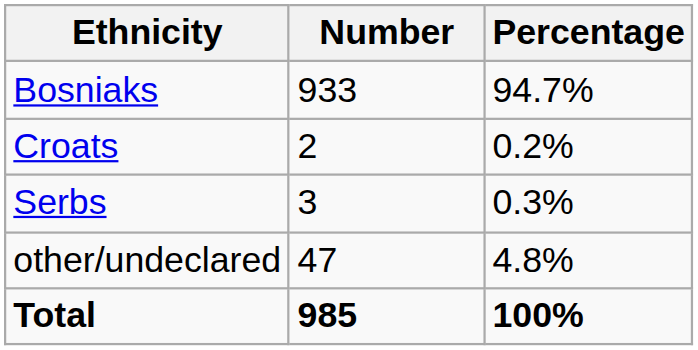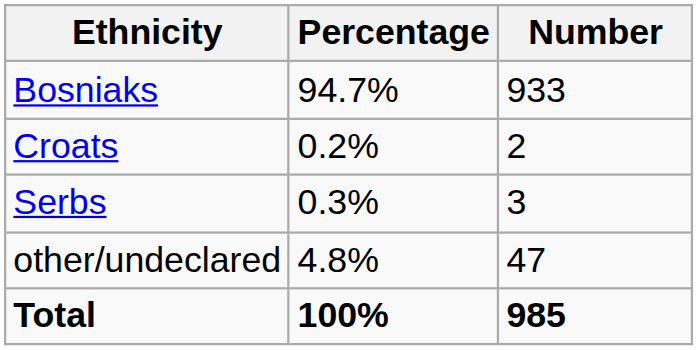columns swapped: (387, 32) <-> (589, 32)
